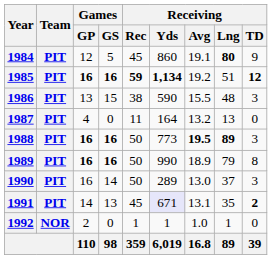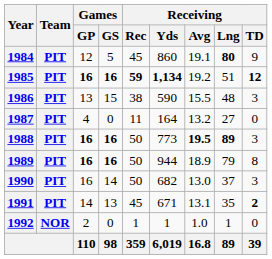(228, 118) 13 -> (228, 118) 27
(167, 160) 990 -> (167, 160) 944
(167, 181) 289 -> (167, 181) 682
(167, 202) lavender background -> (167, 202) no background
